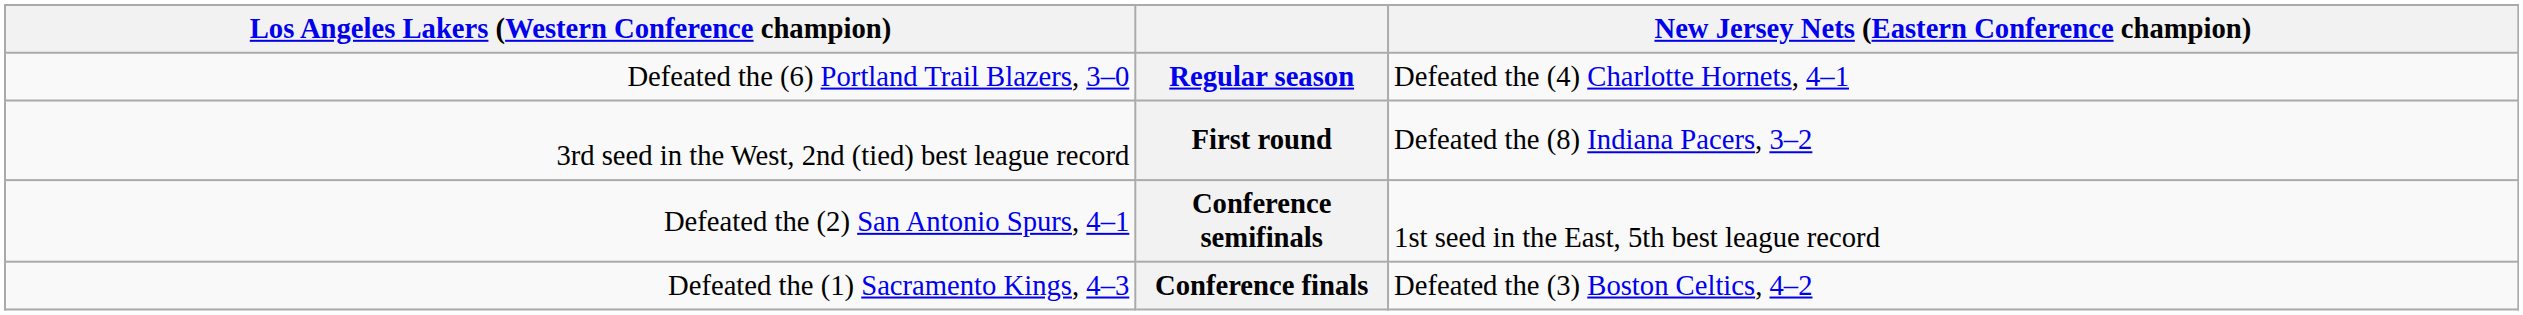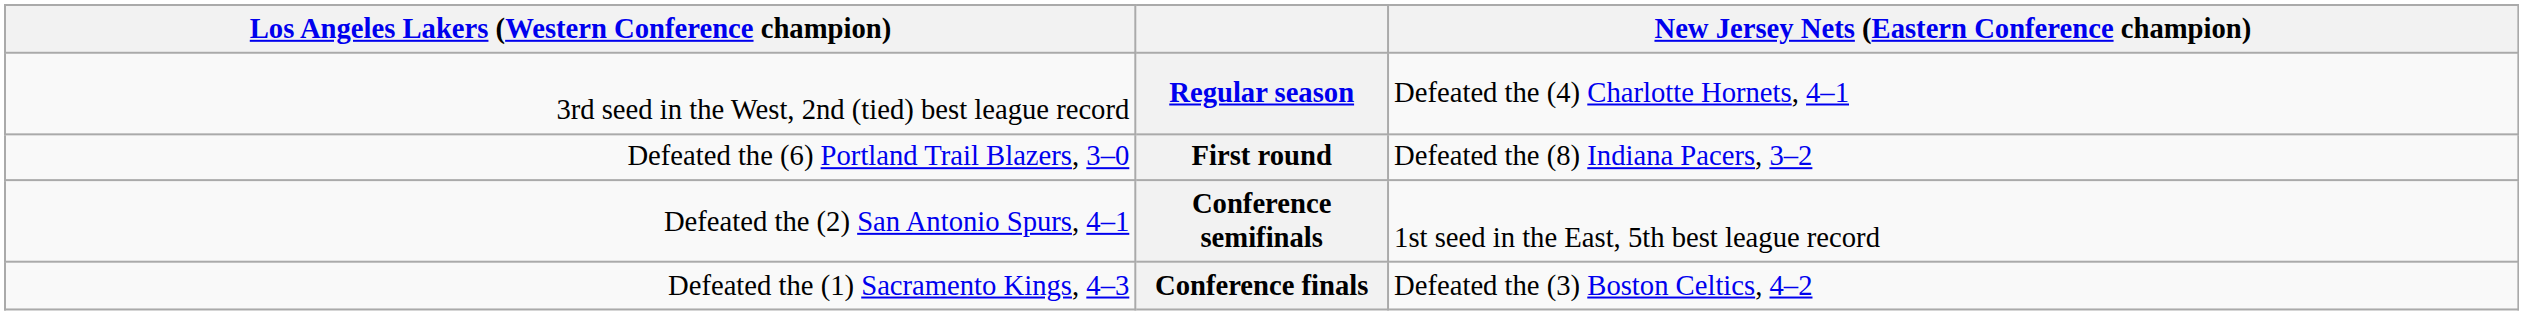(878, 75) Defeated the (6) Portland Trail Blazers, 3–0 -> (843, 109) 3rd seed in the West, 2nd (tied) best league record
(843, 156) 3rd seed in the West, 2nd (tied) best league record -> (878, 156) Defeated the (6) Portland Trail Blazers, 3–0
